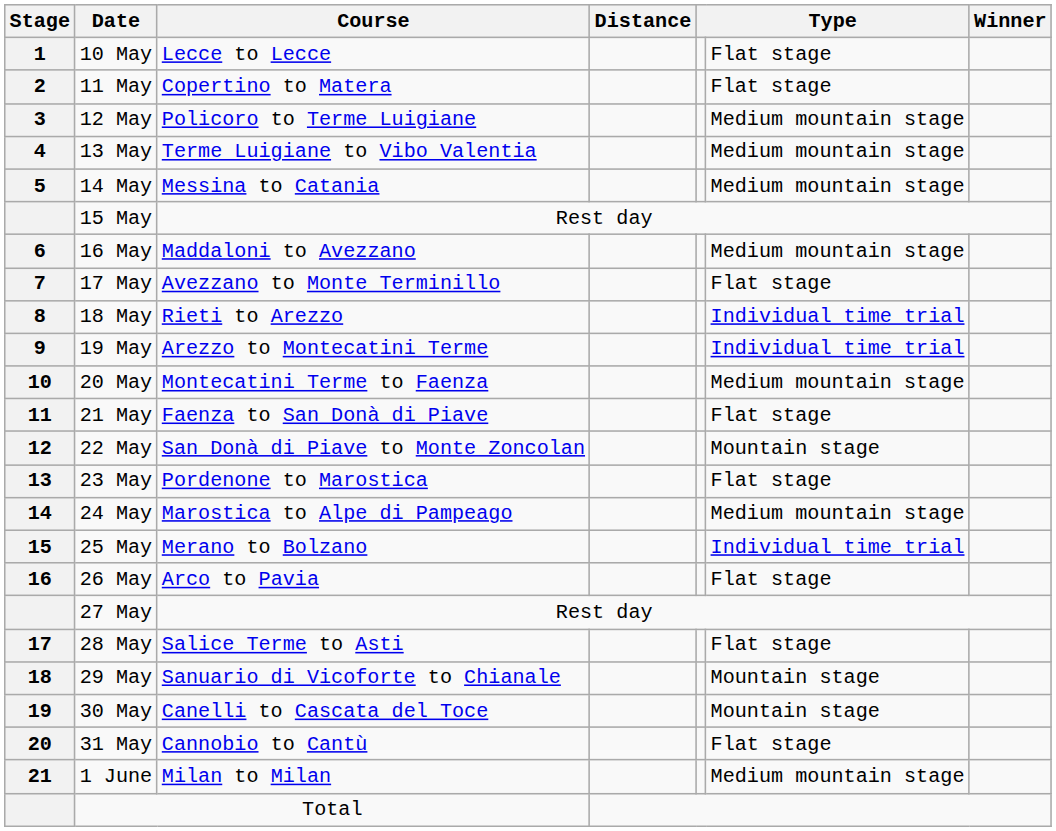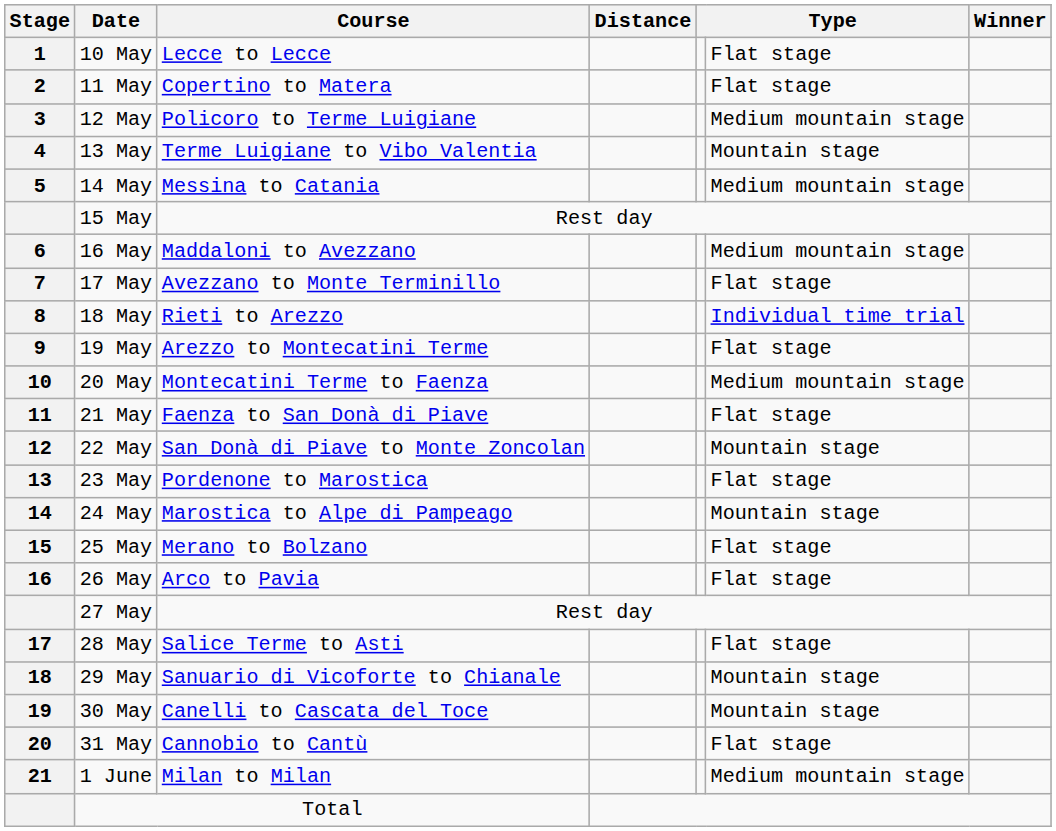(838, 153) Medium mountain stage -> (795, 153) Mountain stage
(838, 350) Individual time trial -> (771, 350) Flat stage
(838, 514) Medium mountain stage -> (795, 514) Mountain stage
(838, 547) Individual time trial -> (771, 547) Flat stage
